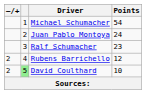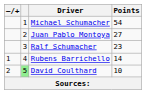(118, 35) 24 -> (118, 35) 27
(8, 59) 2 -> (8, 59) 1
(118, 59) 12 -> (118, 59) 14
